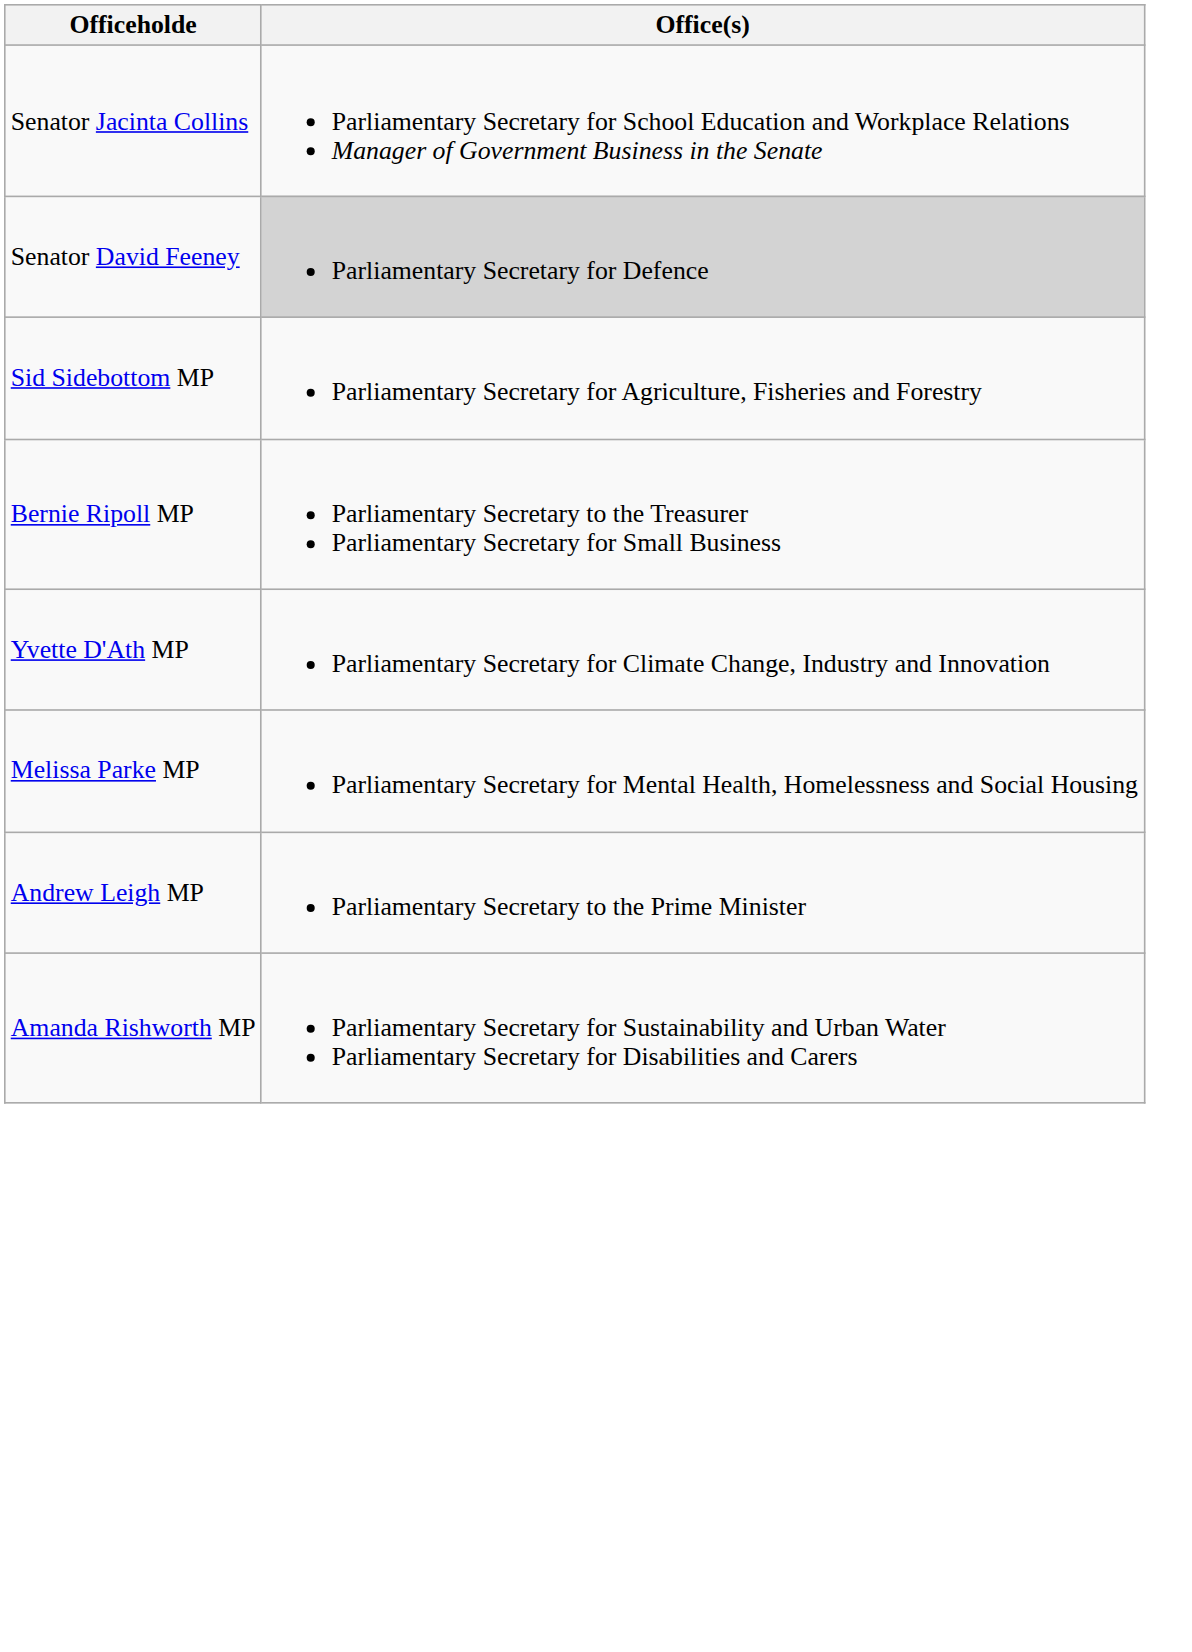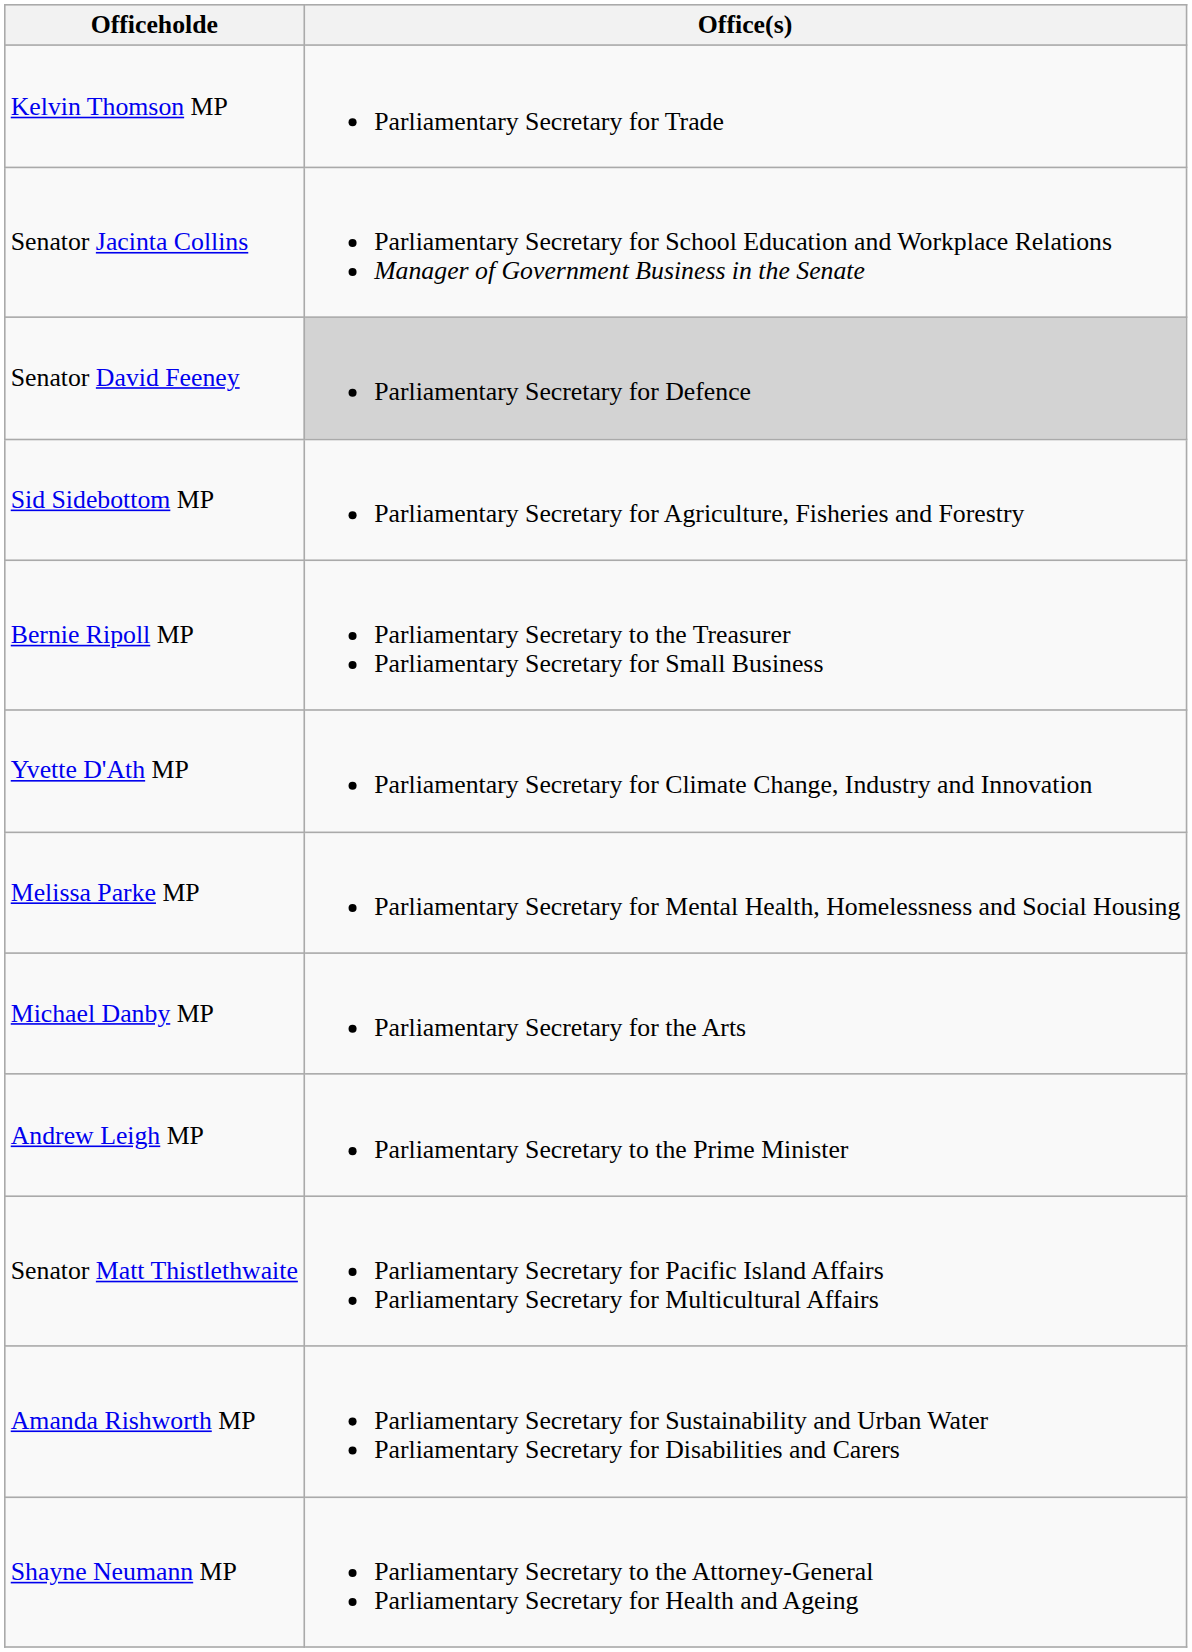+ row: (119, 106)
+ row: (112, 1013)
+ row: (154, 1270)
+ row: (124, 1571)
